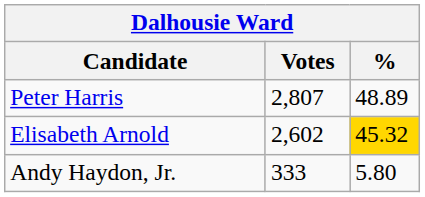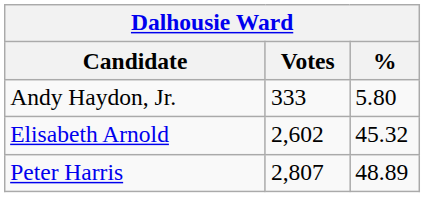rows swapped: (67, 97) <-> (93, 172)
(382, 135) gold background -> (382, 135) no background
